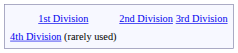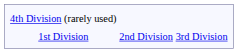rows swapped: (63, 19) <-> (63, 36)
